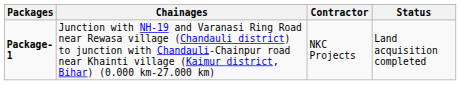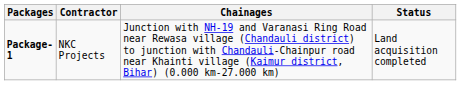columns swapped: (182, 12) <-> (340, 12)
